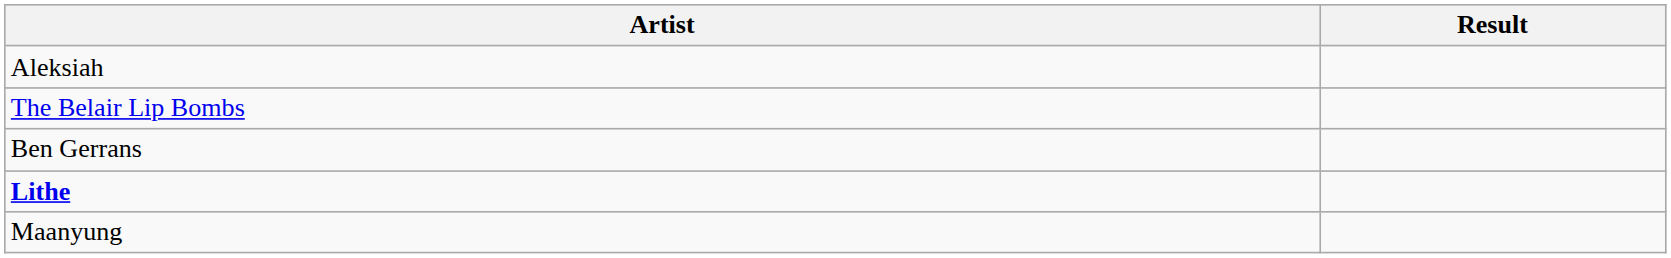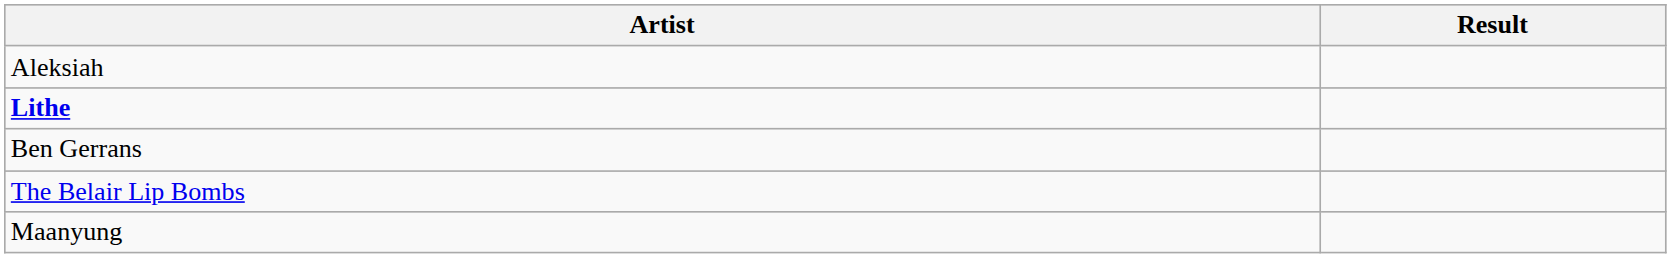rows swapped: (128, 107) <-> (41, 190)
